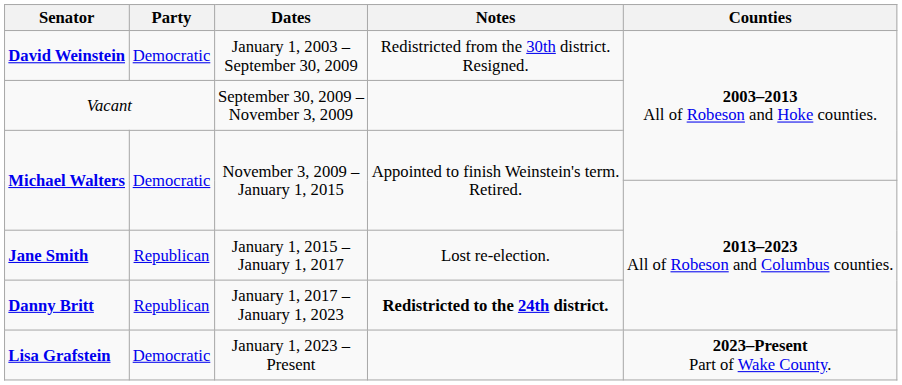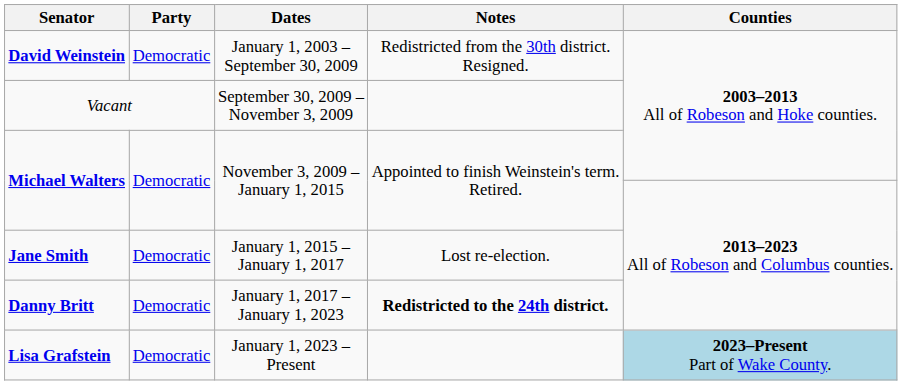(171, 255) Republican -> (171, 255) Democratic
(171, 305) Republican -> (171, 305) Democratic
(760, 355) no background -> (760, 355) lightblue background
